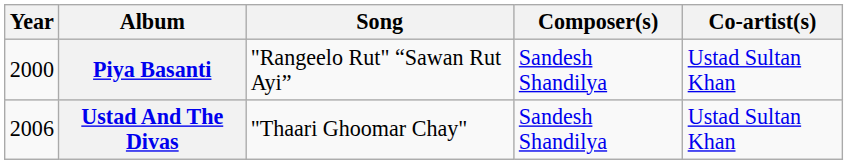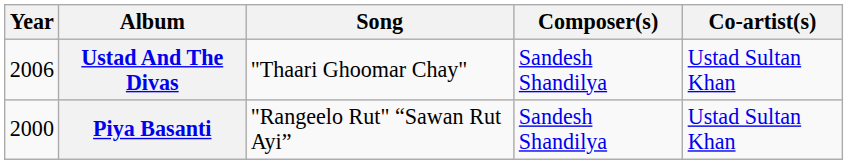rows swapped: (152, 69) <-> (152, 129)
